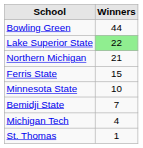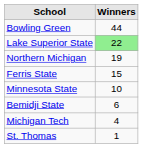(117, 58) 21 -> (117, 58) 19
(117, 105) 7 -> (117, 105) 6
